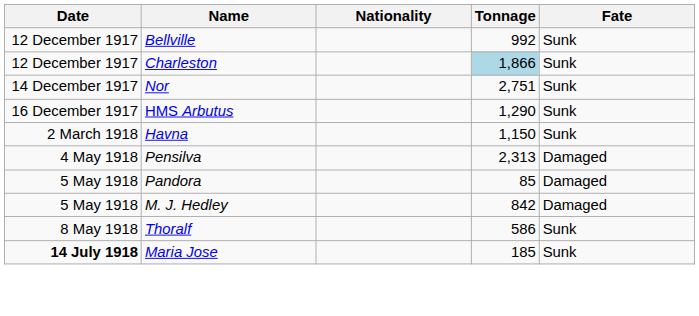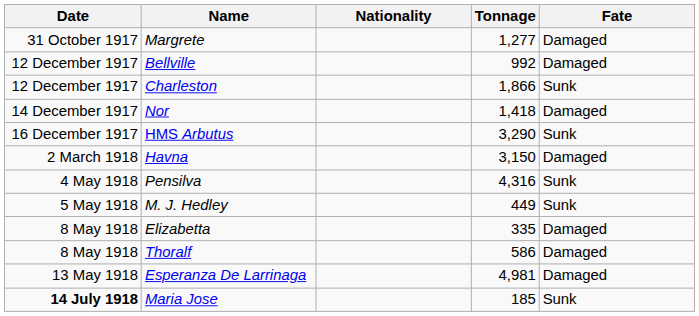+ row: (175, 39)
(560, 39) Sunk -> (575, 63) Damaged
(517, 63) lightblue background -> (517, 87) no background
(517, 87) 2,751 -> (517, 110) 1,418
(560, 87) Sunk -> (575, 110) Damaged
(517, 110) 1,290 -> (517, 134) 3,290
(517, 134) 1,150 -> (517, 157) 3,150
(560, 134) Sunk -> (575, 157) Damaged
(517, 157) 2,313 -> (517, 181) 4,316
(575, 157) Damaged -> (560, 181) Sunk
- row: (173, 181)
(523, 205) 842 -> (523, 205) 449
(575, 205) Damaged -> (560, 205) Sunk
+ row: (178, 228)
(560, 228) Sunk -> (575, 252) Damaged
+ row: (226, 275)
